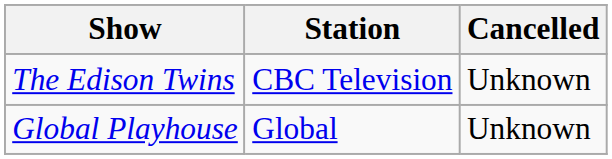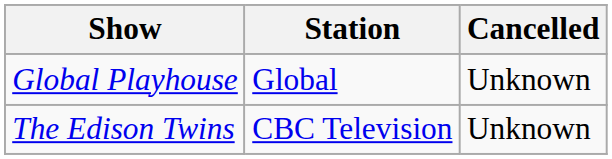rows swapped: (123, 79) <-> (125, 128)
